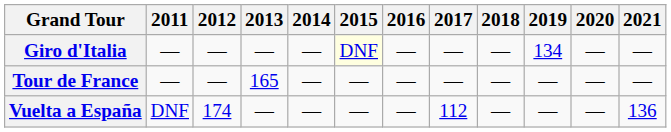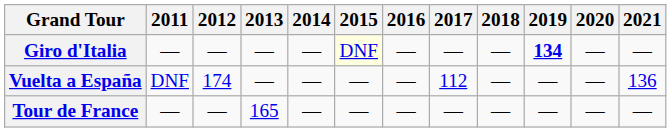(548, 50) normal -> (548, 50) bold
rows swapped: (75, 80) <-> (75, 111)
